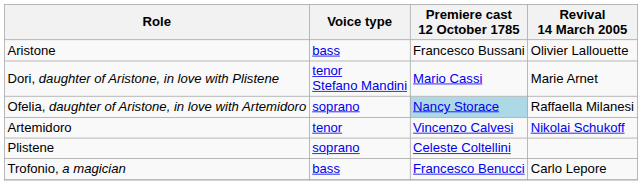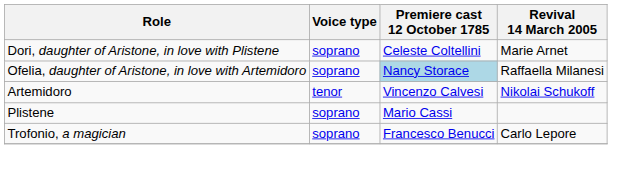- row: (32, 50)
(360, 78) tenor Stefano Mandini -> (336, 50) soprano
(448, 78) Mario Cassi -> (432, 50) Celeste Coltellini
(462, 148) Celeste Coltellini -> (418, 112) Mario Cassi
(326, 169) bass -> (336, 133) soprano
